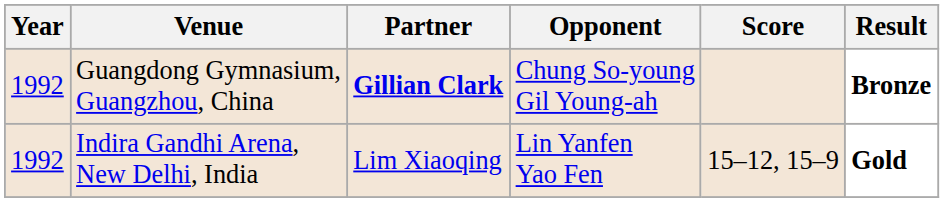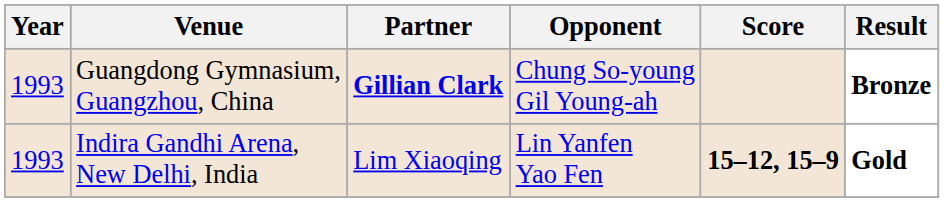(37, 85) 1992 -> (37, 85) 1993
(37, 160) 1992 -> (37, 160) 1993
(773, 160) normal -> (773, 160) bold
